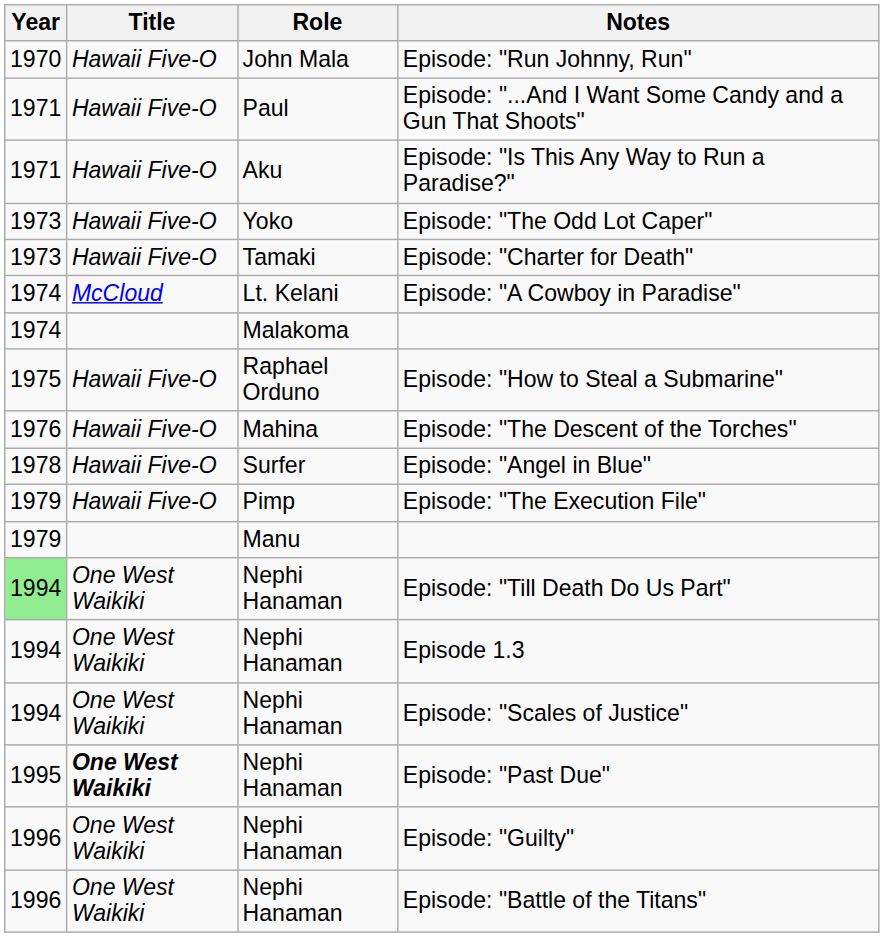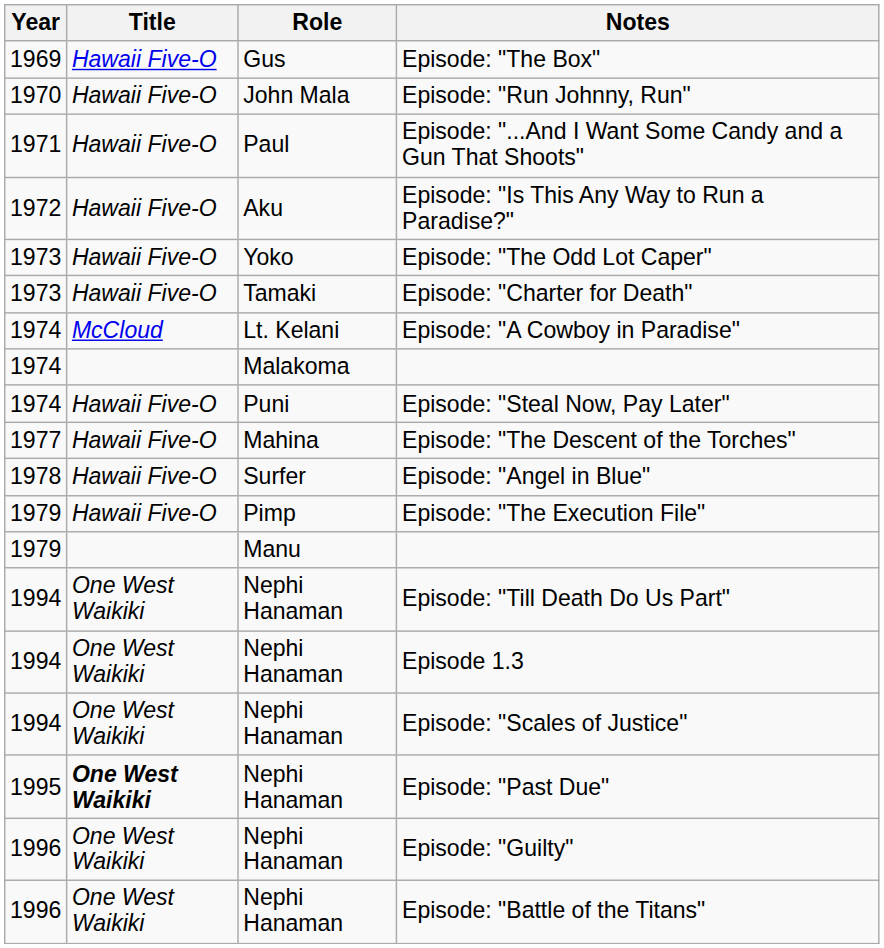+ row: (264, 59)
(36, 171) 1971 -> (36, 207) 1972
+ row: (266, 403)
- row: (286, 379)
(36, 429) 1976 -> (36, 440) 1977
(36, 588) lightgreen background -> (36, 599) no background
